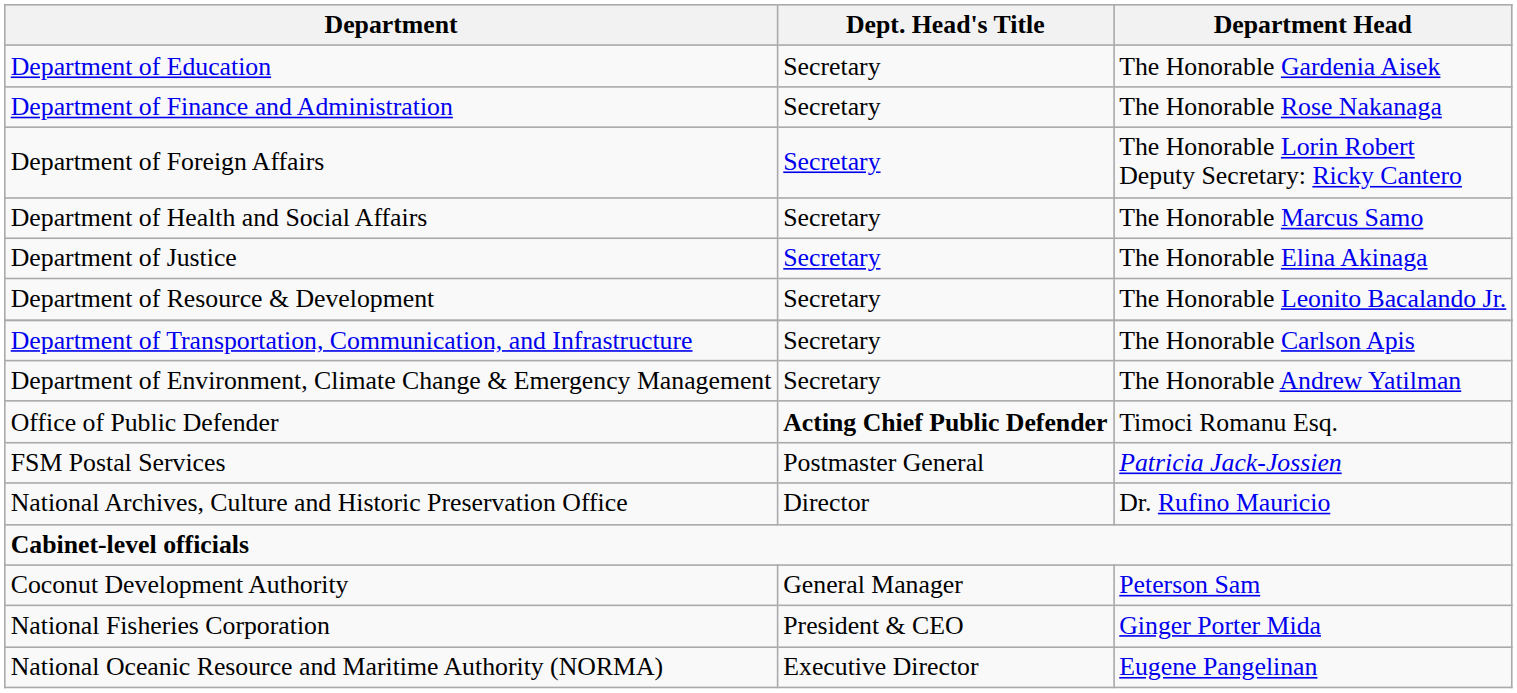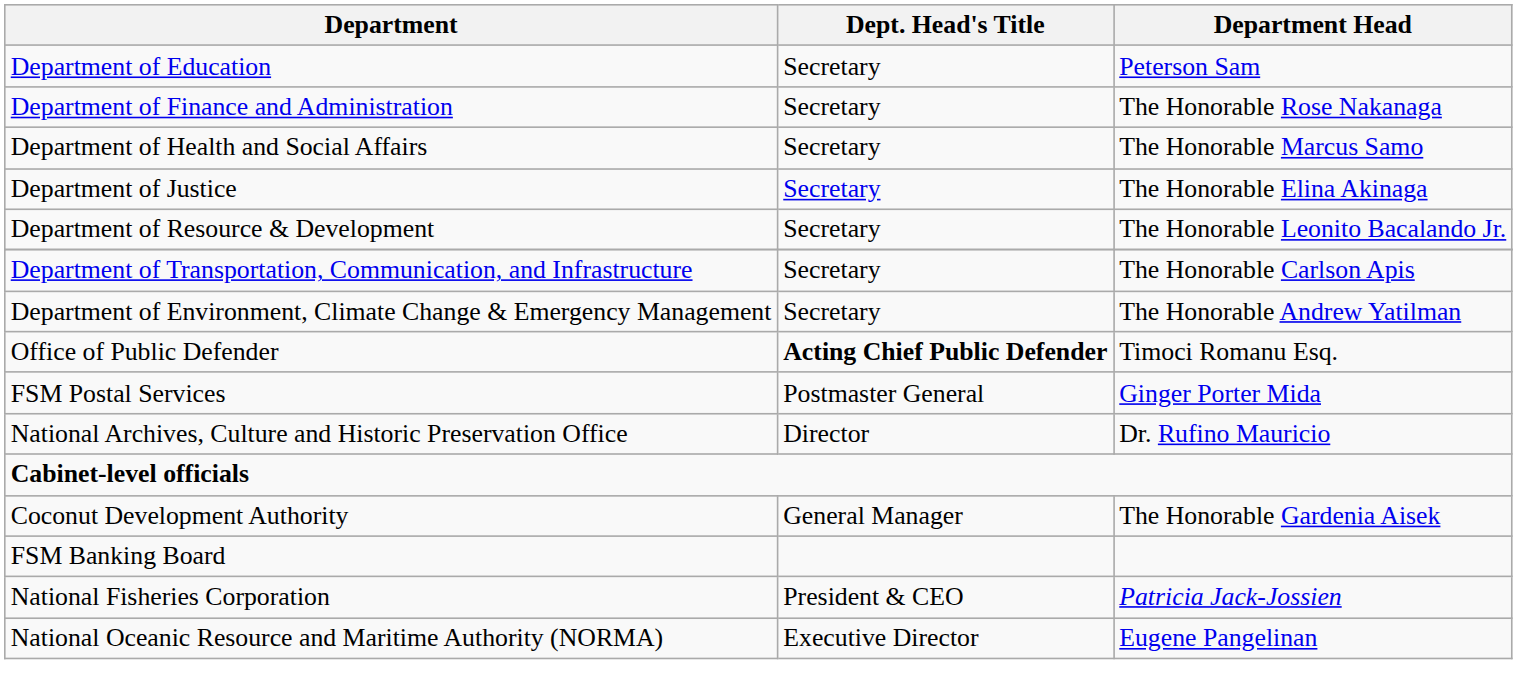(1280, 65) The Honorable Gardenia Aisek -> (1190, 65) Peterson Sam
- row: (168, 161)
(1230, 462) Patricia Jack-Jossien -> (1220, 392) Ginger Porter Mida
(1190, 585) Peterson Sam -> (1280, 515) The Honorable Gardenia Aisek
+ row: (118, 556)
(1220, 625) Ginger Porter Mida -> (1230, 596) Patricia Jack-Jossien
